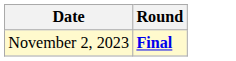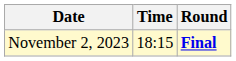+ column: (155, 17)
